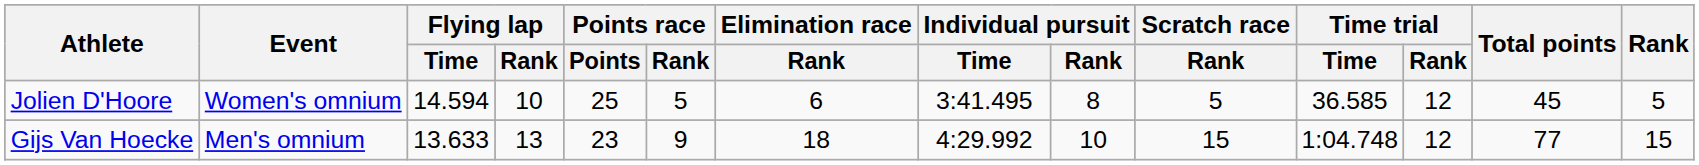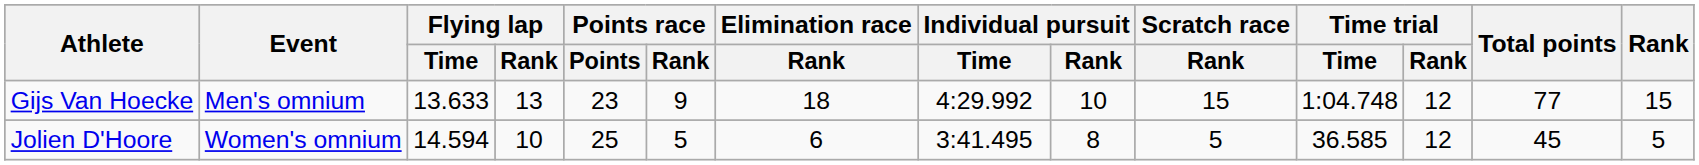rows swapped: (102, 140) <-> (91, 101)
